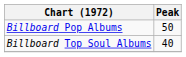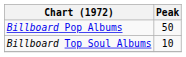(168, 44) 40 -> (168, 44) 10
